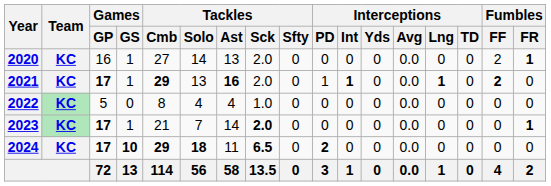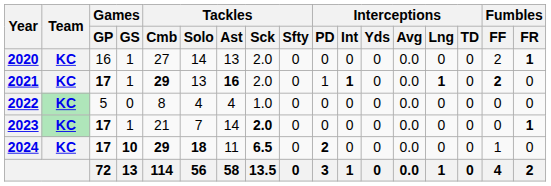(498, 147) 0 -> (498, 147) 1
